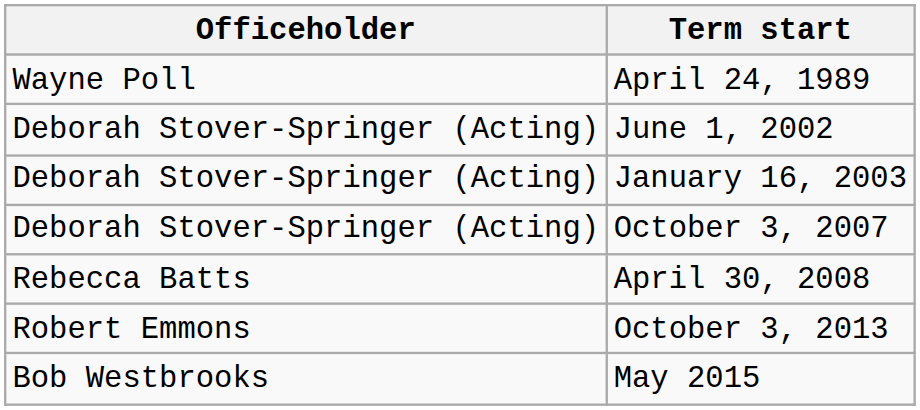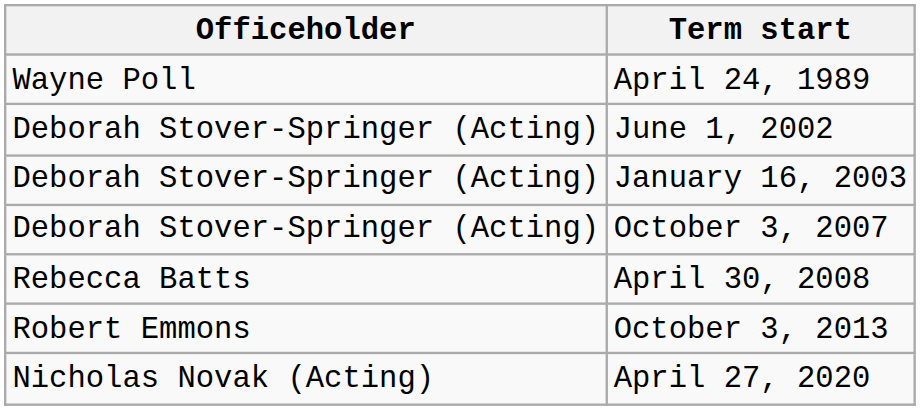- row: (687, 379)
+ row: (742, 379)
